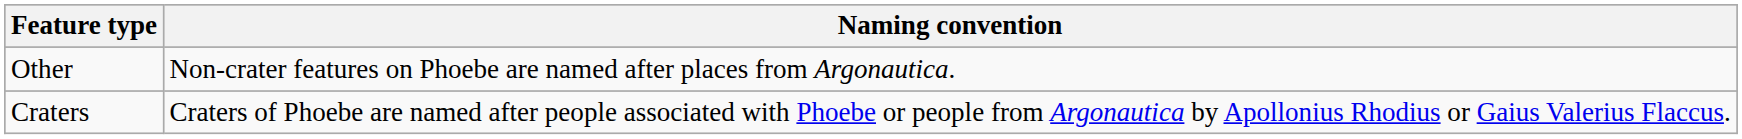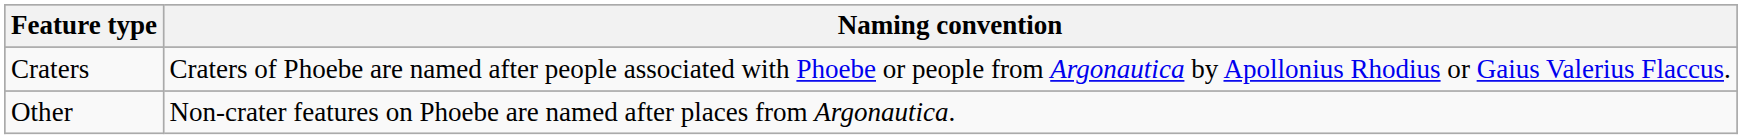rows swapped: (50, 111) <-> (42, 68)
